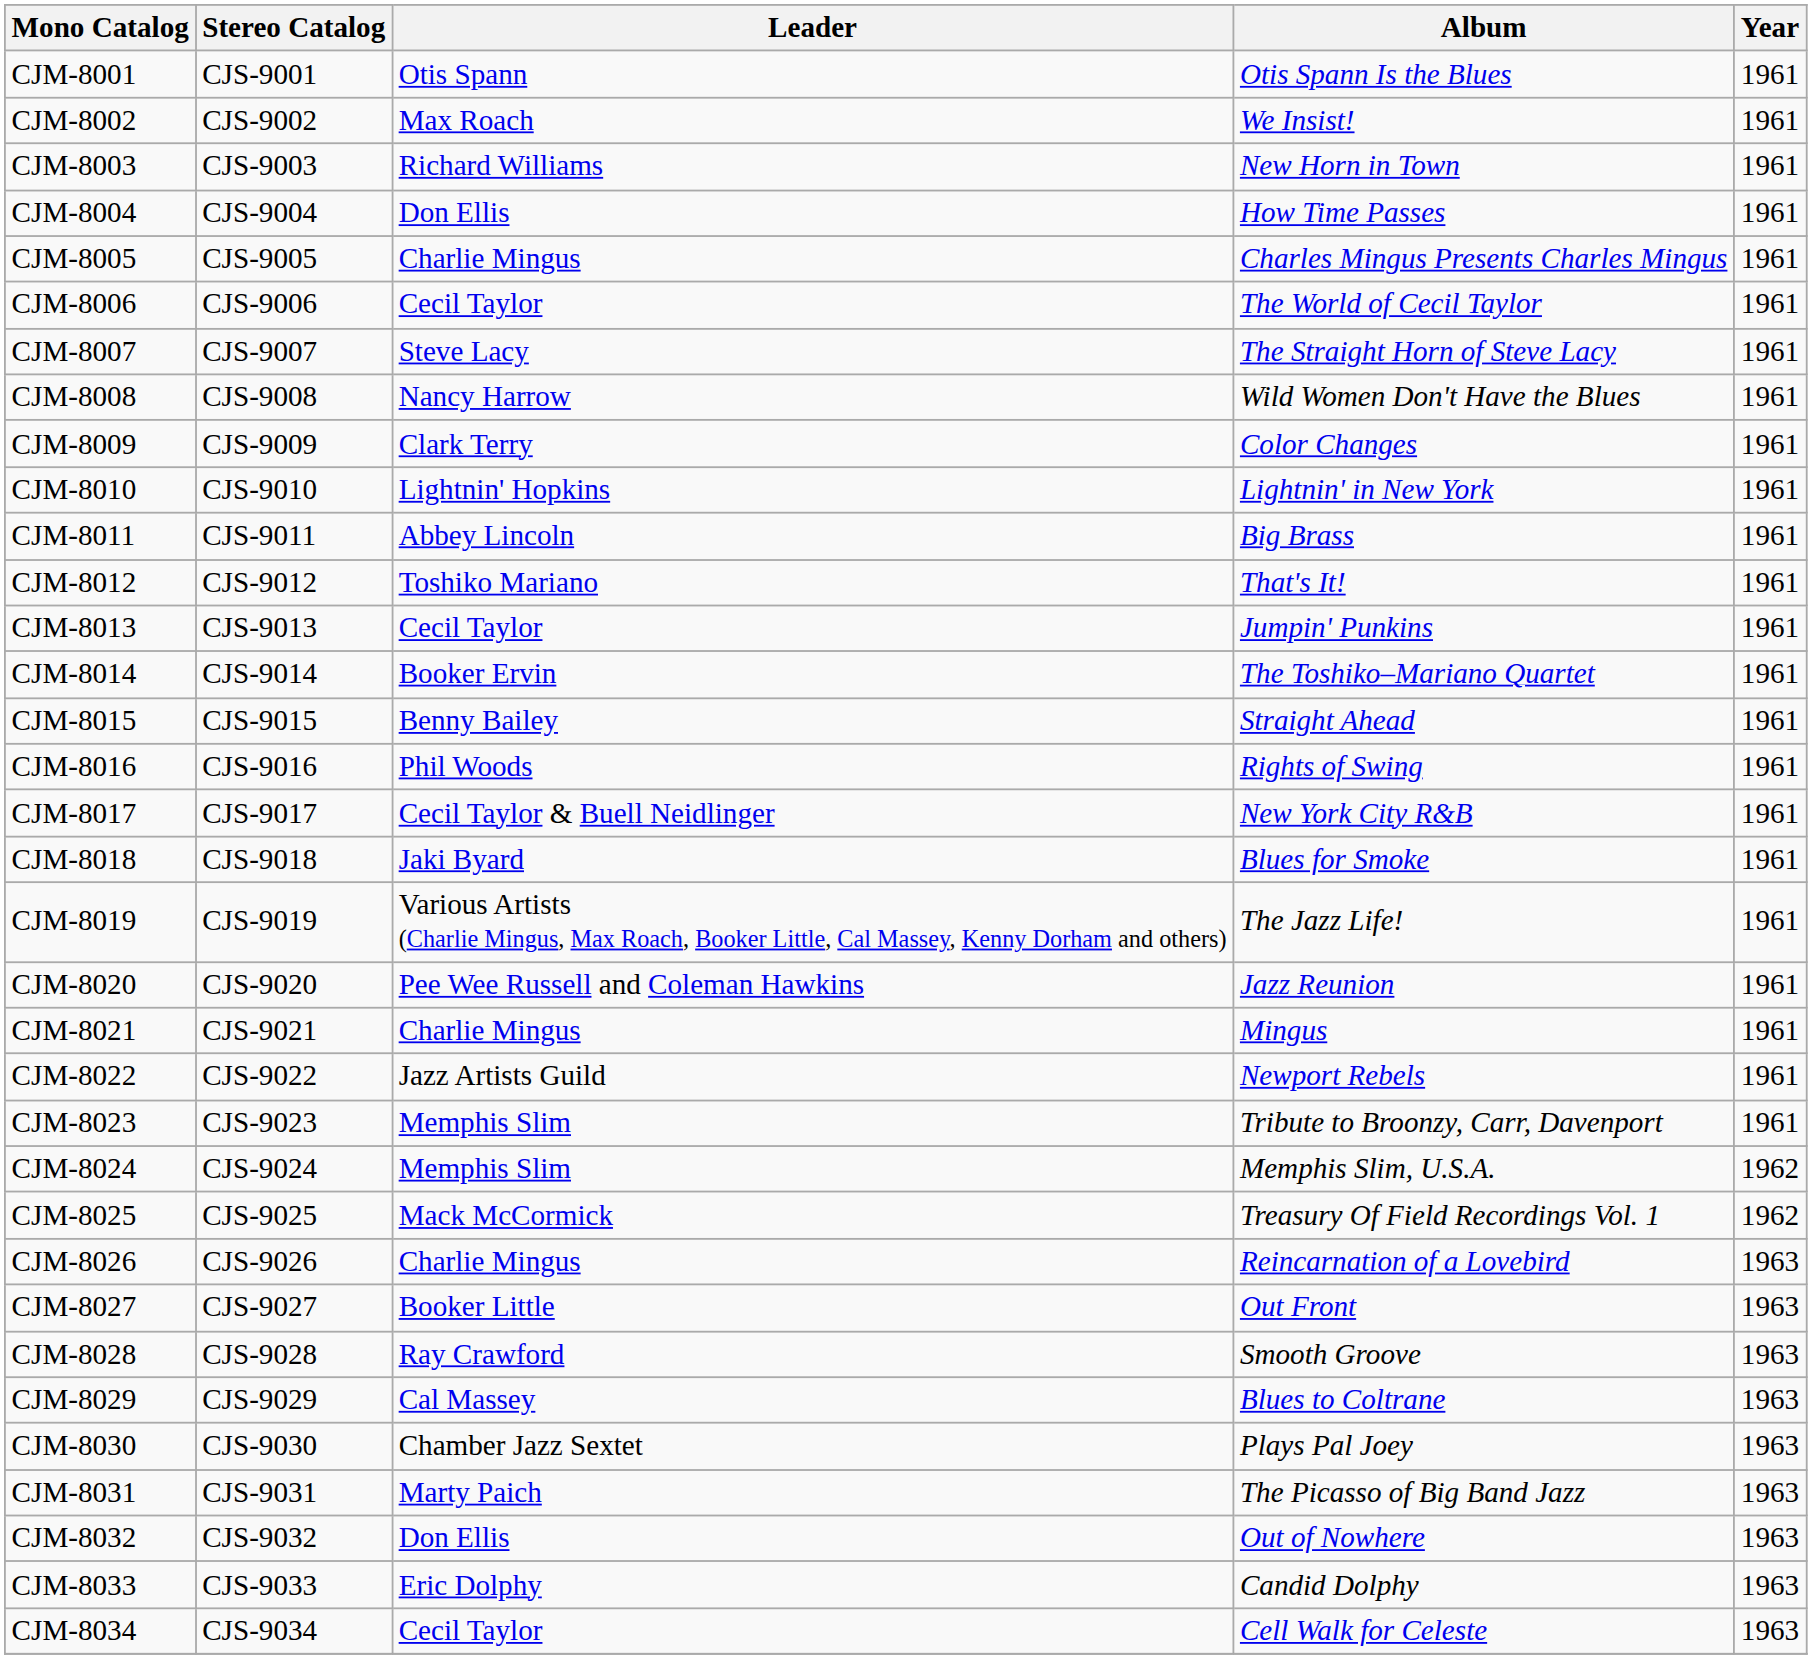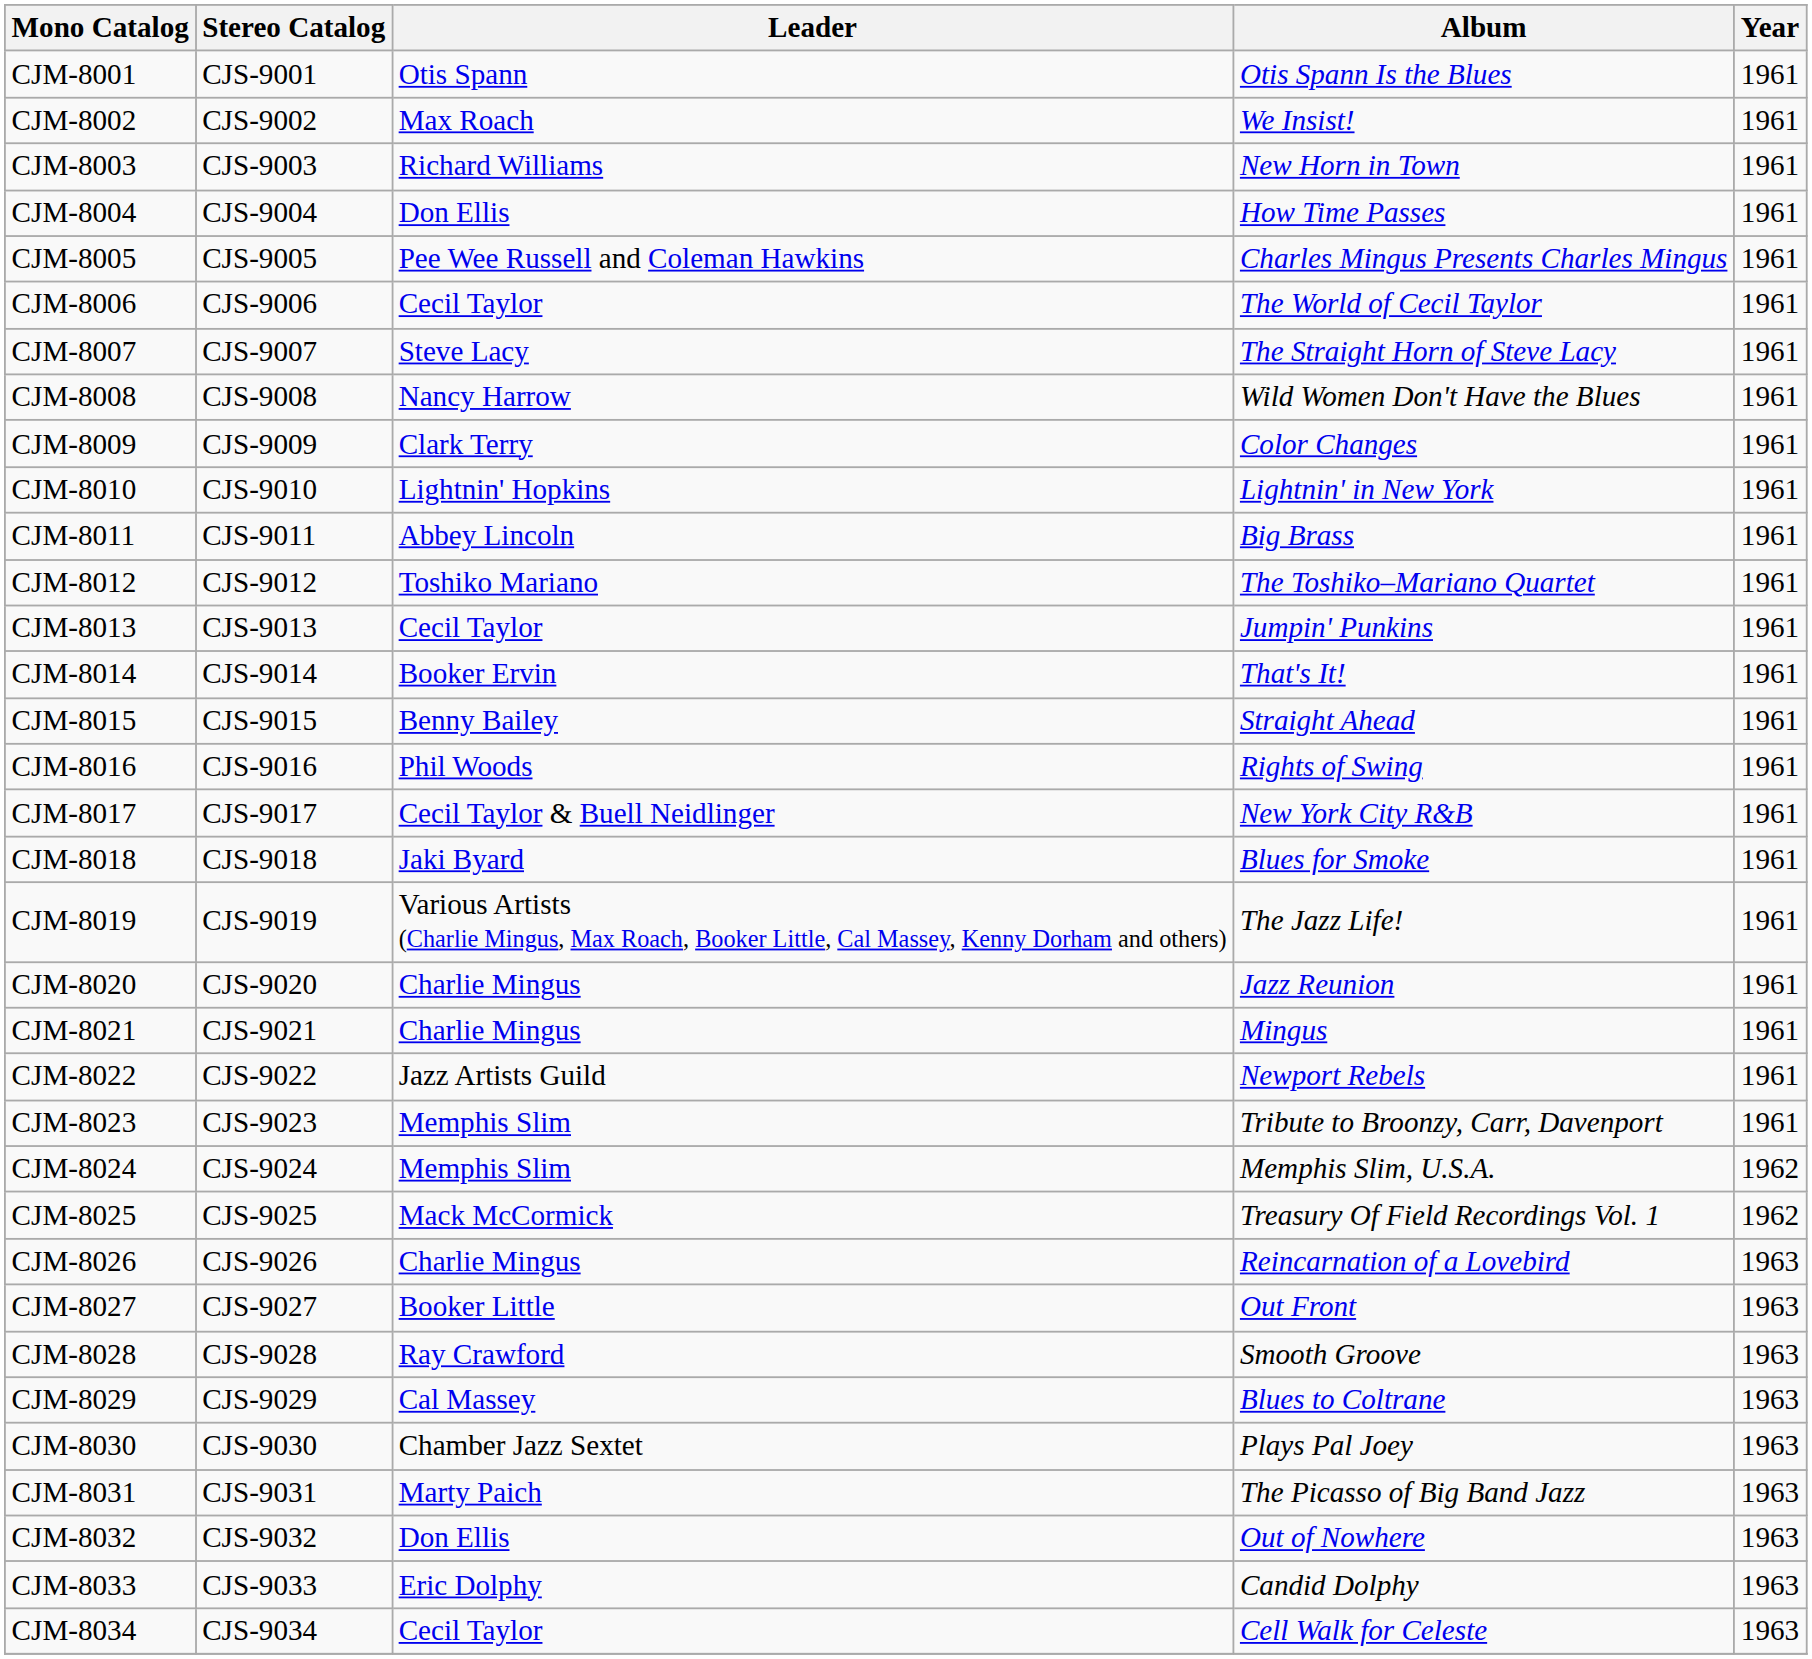(490, 258) Charlie Mingus -> (631, 258) Pee Wee Russell and Coleman Hawkins
(1293, 581) That's It! -> (1417, 581) The Toshiko–Mariano Quartet
(1417, 674) The Toshiko–Mariano Quartet -> (1293, 674) That's It!
(631, 984) Pee Wee Russell and Coleman Hawkins -> (490, 984) Charlie Mingus
